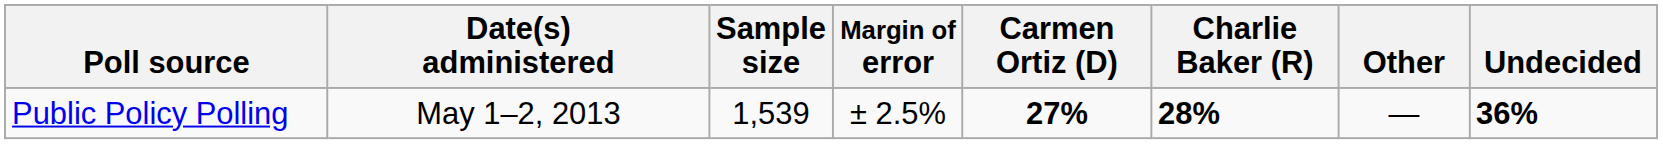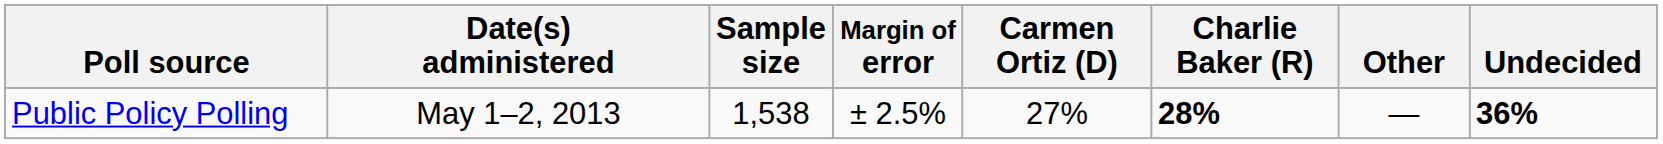(771, 112) 1,539 -> (771, 112) 1,538
(1057, 112) bold -> (1057, 112) normal
